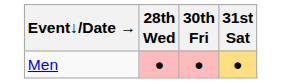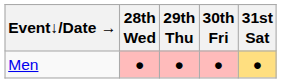+ column: (179, 28)
